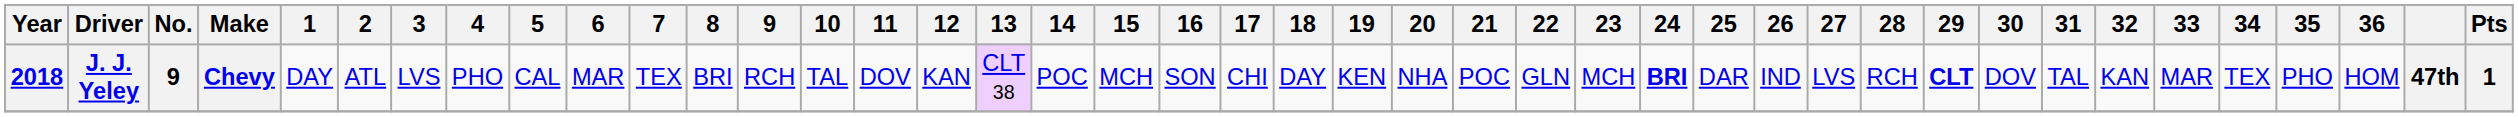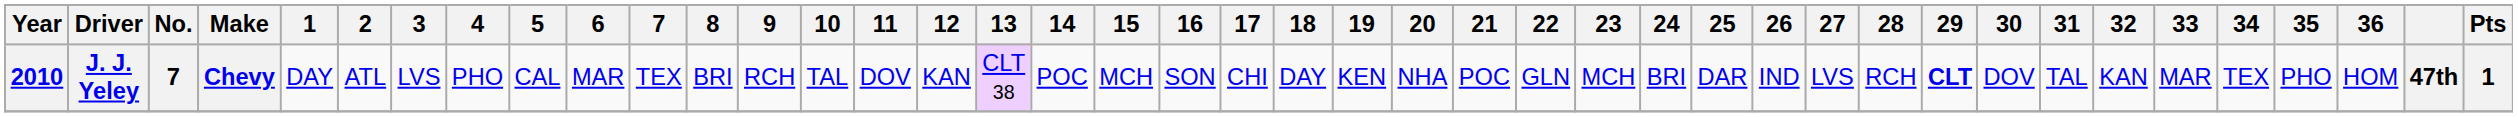(37, 77) 2018 -> (37, 77) 2010
(173, 77) 9 -> (173, 77) 7
(1667, 77) bold -> (1666, 77) normal
